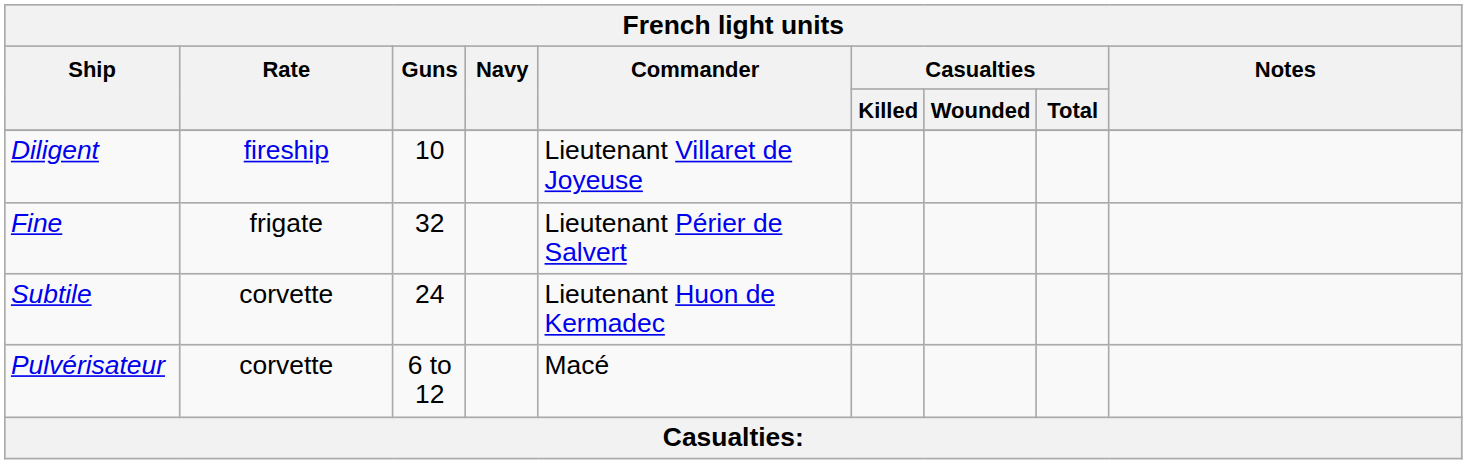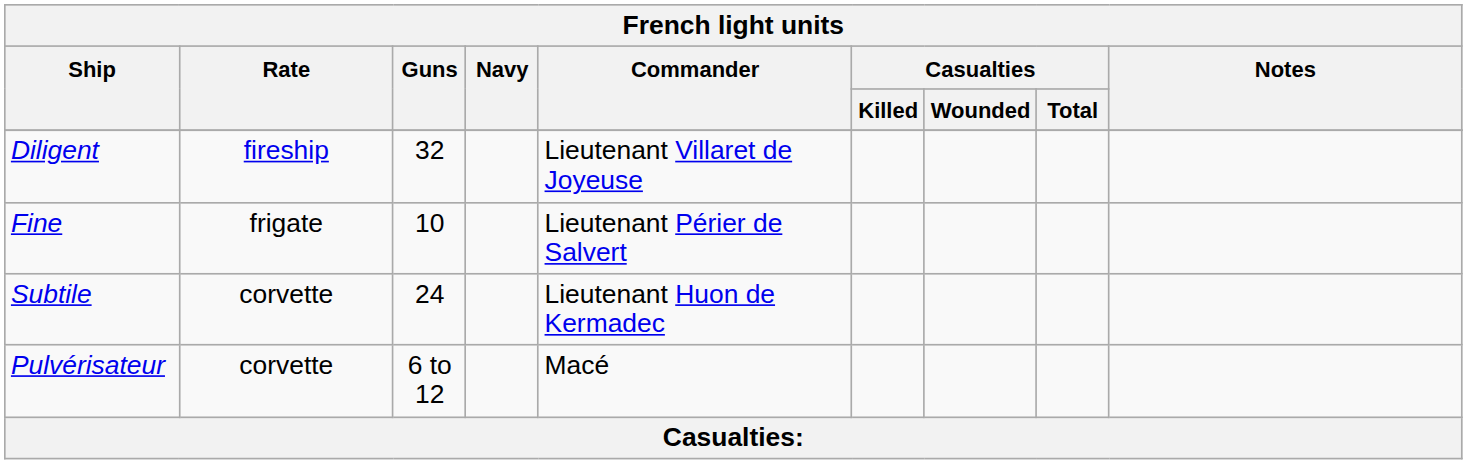(430, 151) 10 -> (430, 151) 32
(430, 222) 32 -> (430, 222) 10
